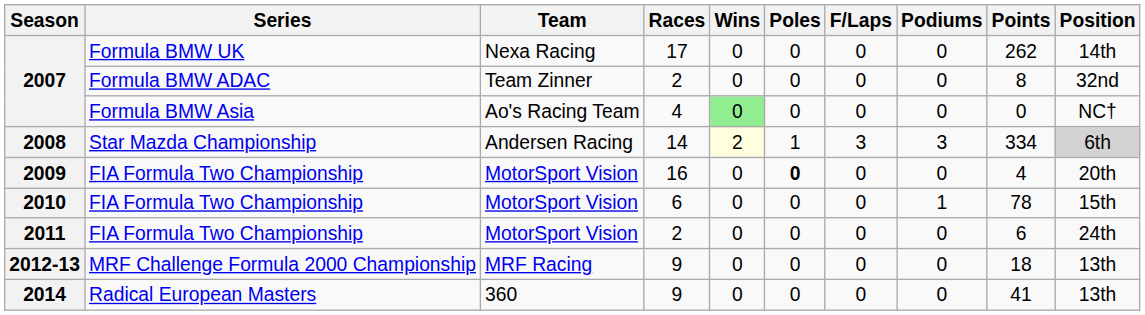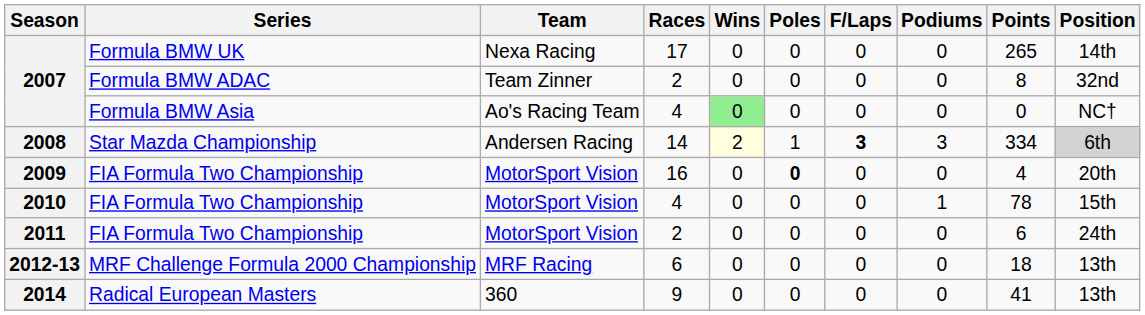(1021, 51) 262 -> (1021, 51) 265
(861, 142) normal -> (861, 142) bold
(677, 203) 6 -> (677, 203) 4
(677, 264) 9 -> (677, 264) 6
